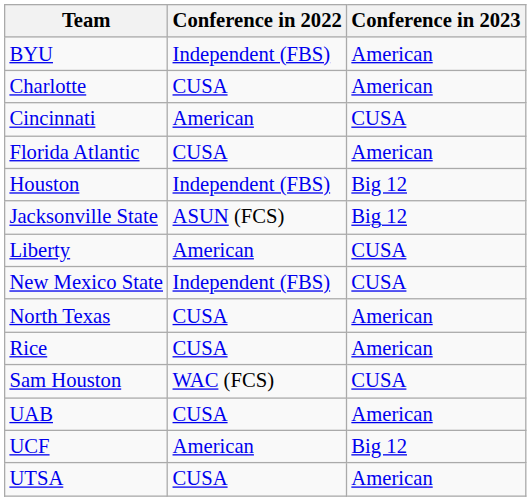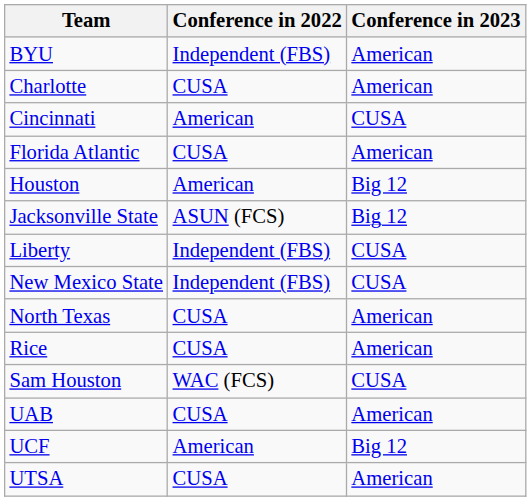(251, 184) Independent (FBS) -> (213, 184) American
(213, 250) American -> (251, 250) Independent (FBS)
